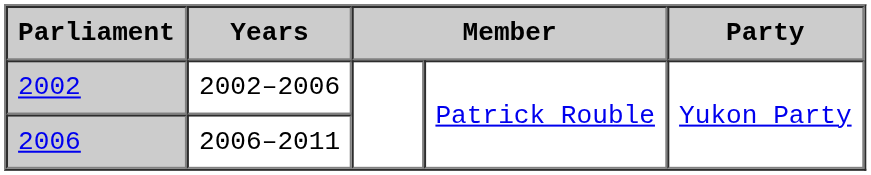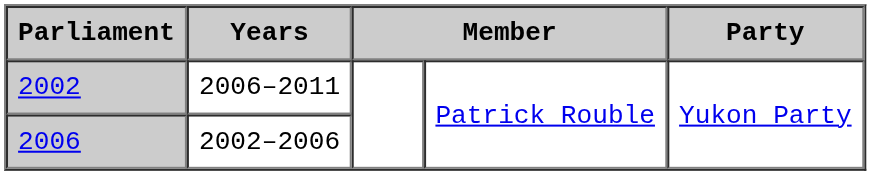(270, 87) 2002–2006 -> (270, 87) 2006–2011
(270, 142) 2006–2011 -> (270, 142) 2002–2006
